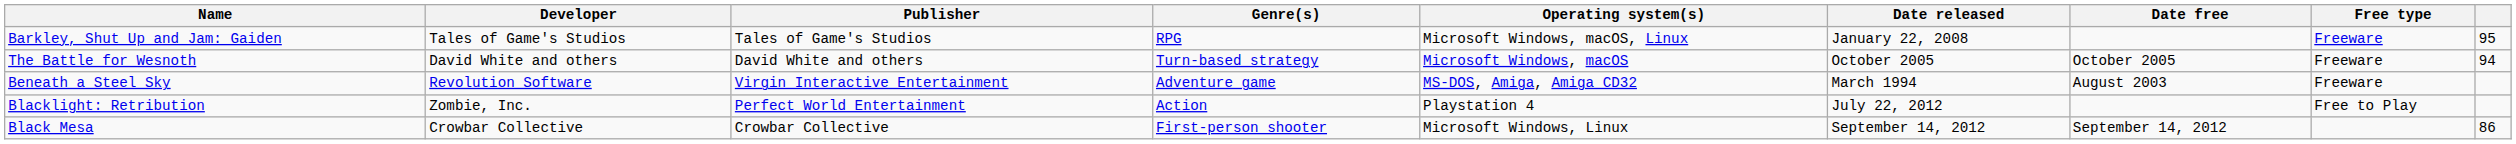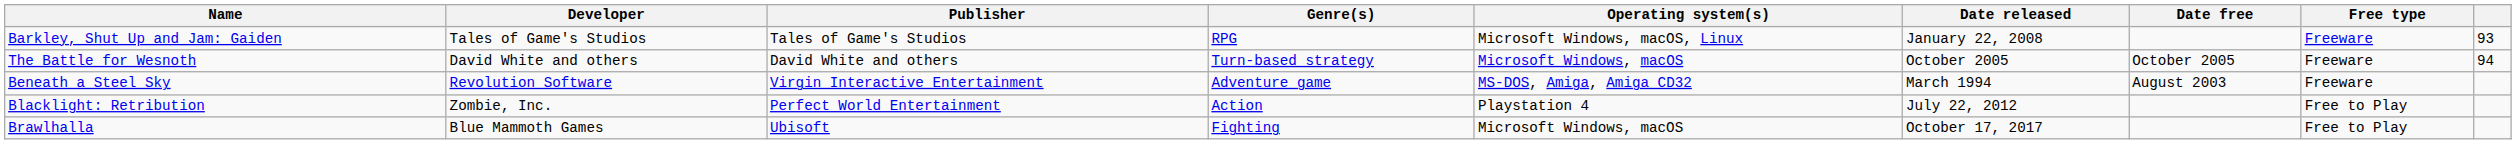(2487, 38) 95 -> (2486, 38) 93
- row: (51, 128)
+ row: (51, 128)
